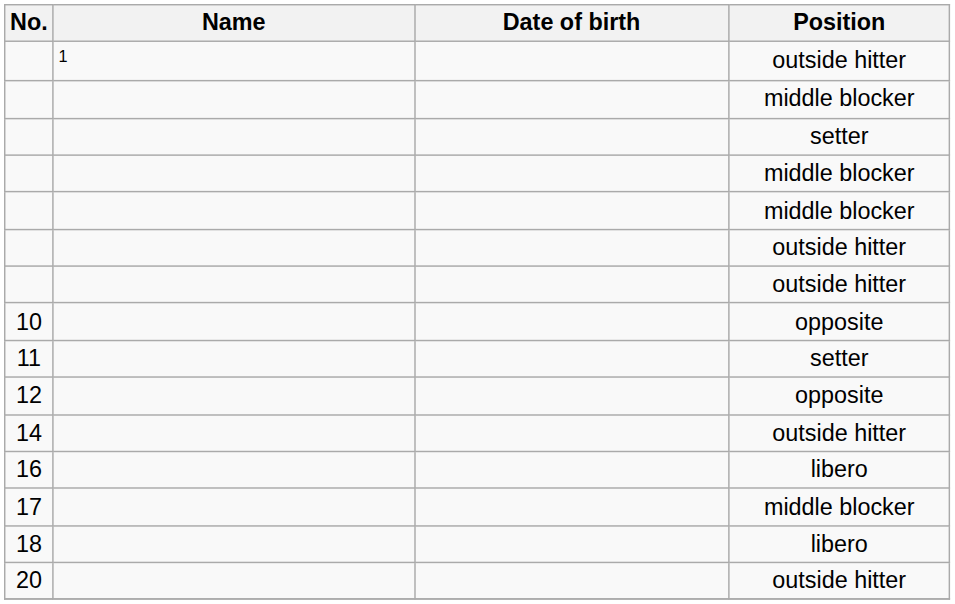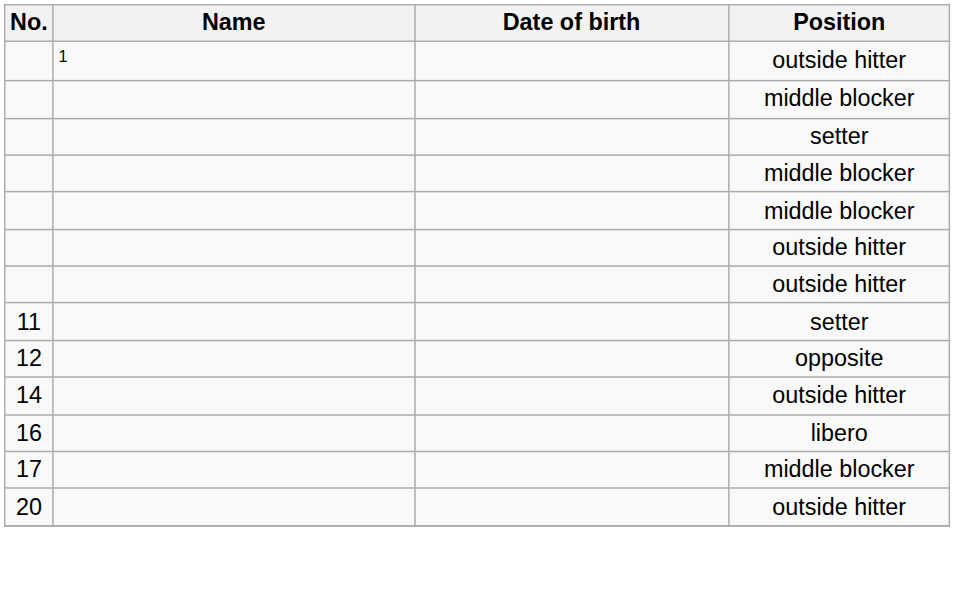- row: (29, 321)
- row: (29, 543)
